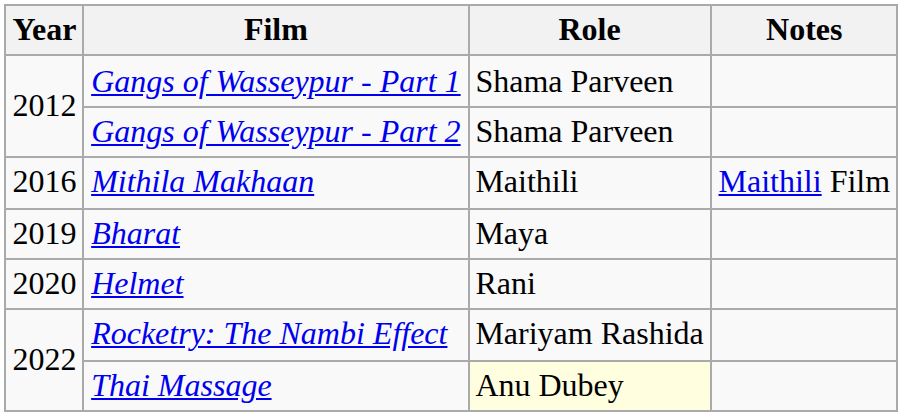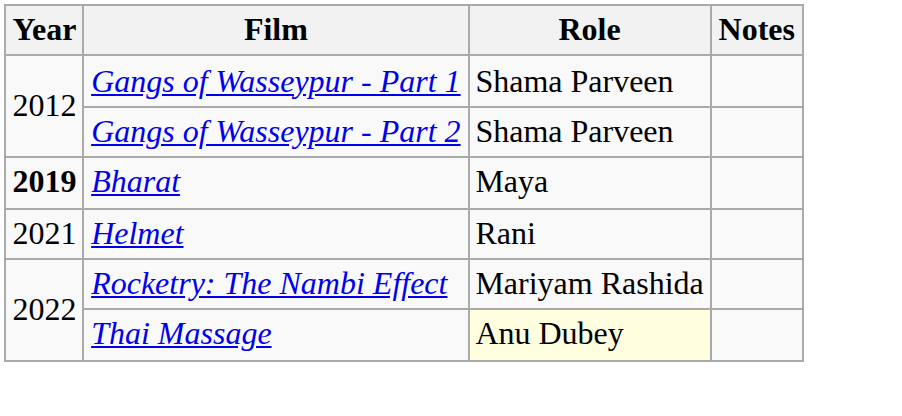- row: (203, 182)
(44, 232) normal -> (44, 182) bold
(44, 283) 2020 -> (44, 232) 2021
